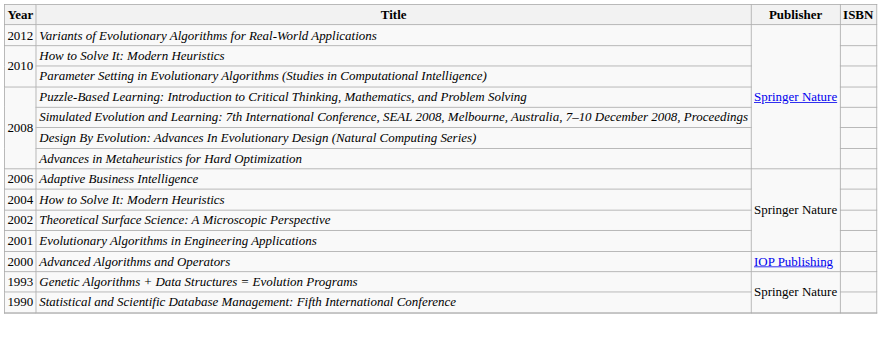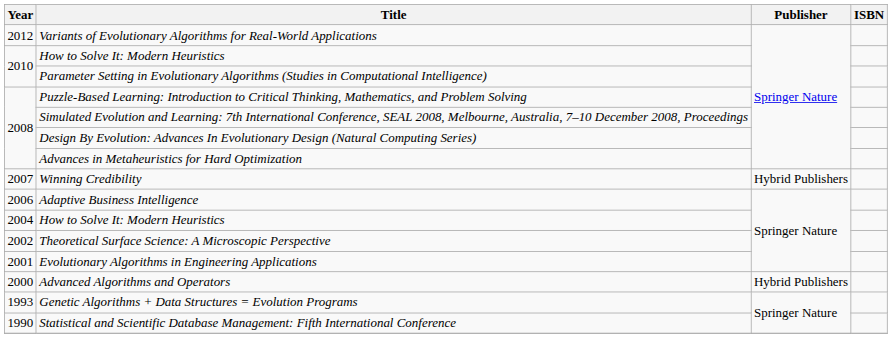+ row: (20, 179)
(794, 261) IOP Publishing -> (801, 281) Hybrid Publishers
